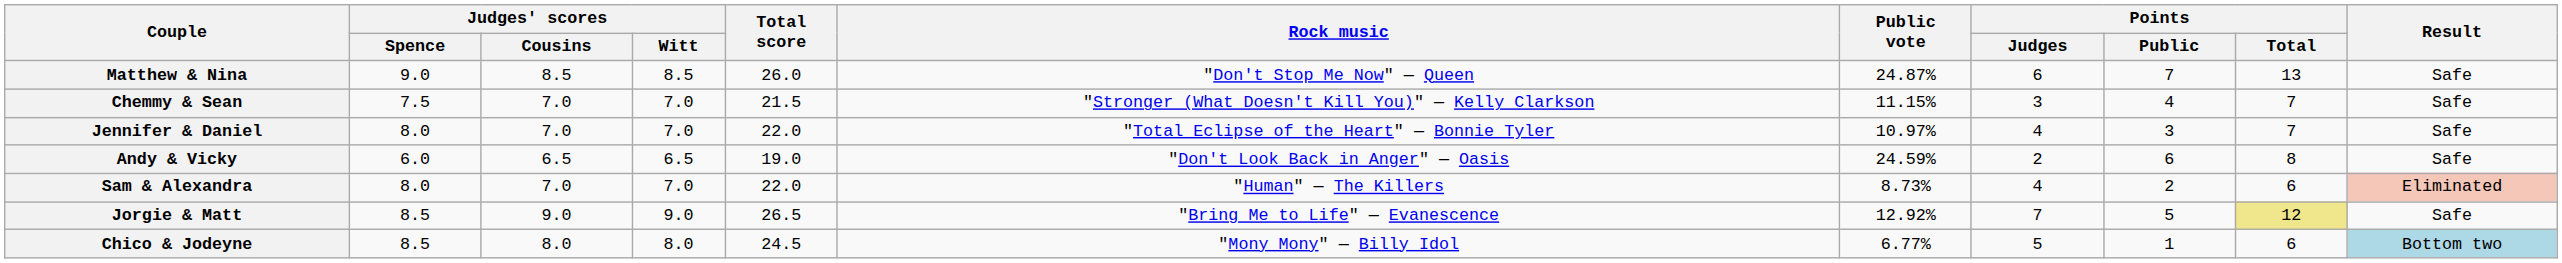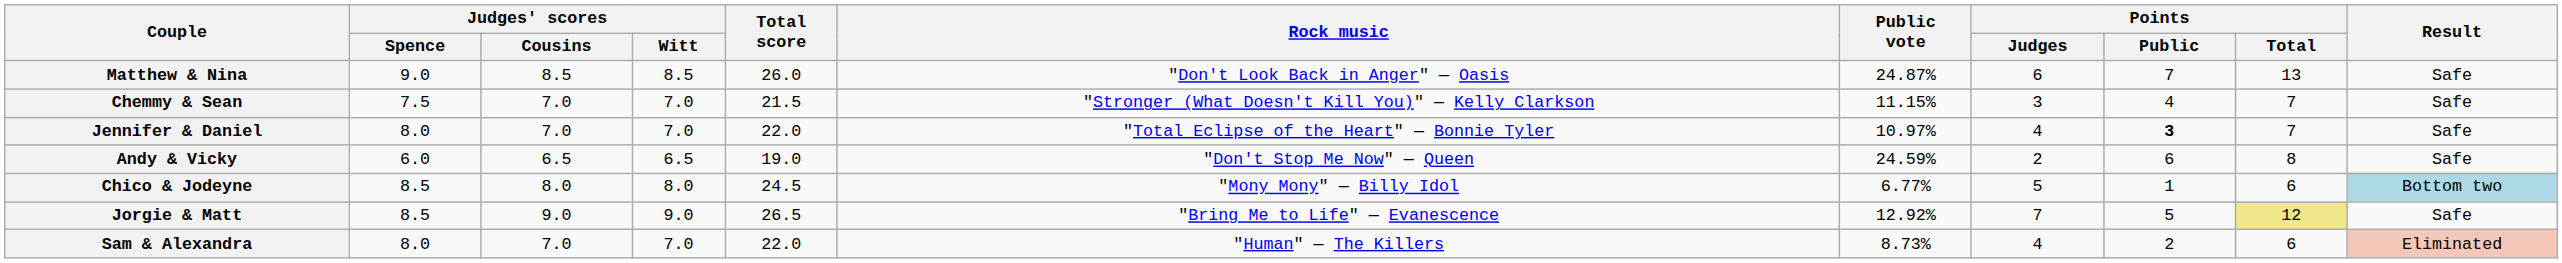(1339, 75) "Don't Stop Me Now" — Queen -> (1339, 75) "Don't Look Back in Anger" — Oasis
(2169, 131) normal -> (2169, 131) bold
(1339, 159) "Don't Look Back in Anger" — Oasis -> (1339, 159) "Don't Stop Me Now" — Queen
rows swapped: (177, 187) <-> (177, 243)
